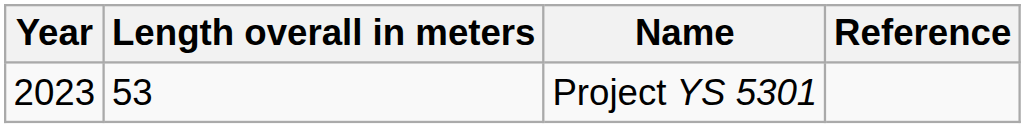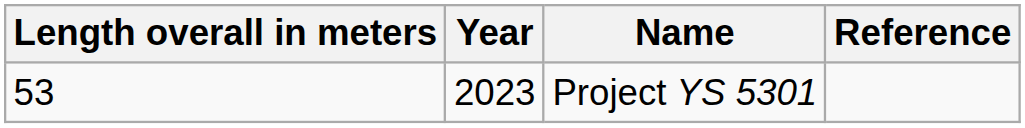columns swapped: (54, 33) <-> (324, 33)
